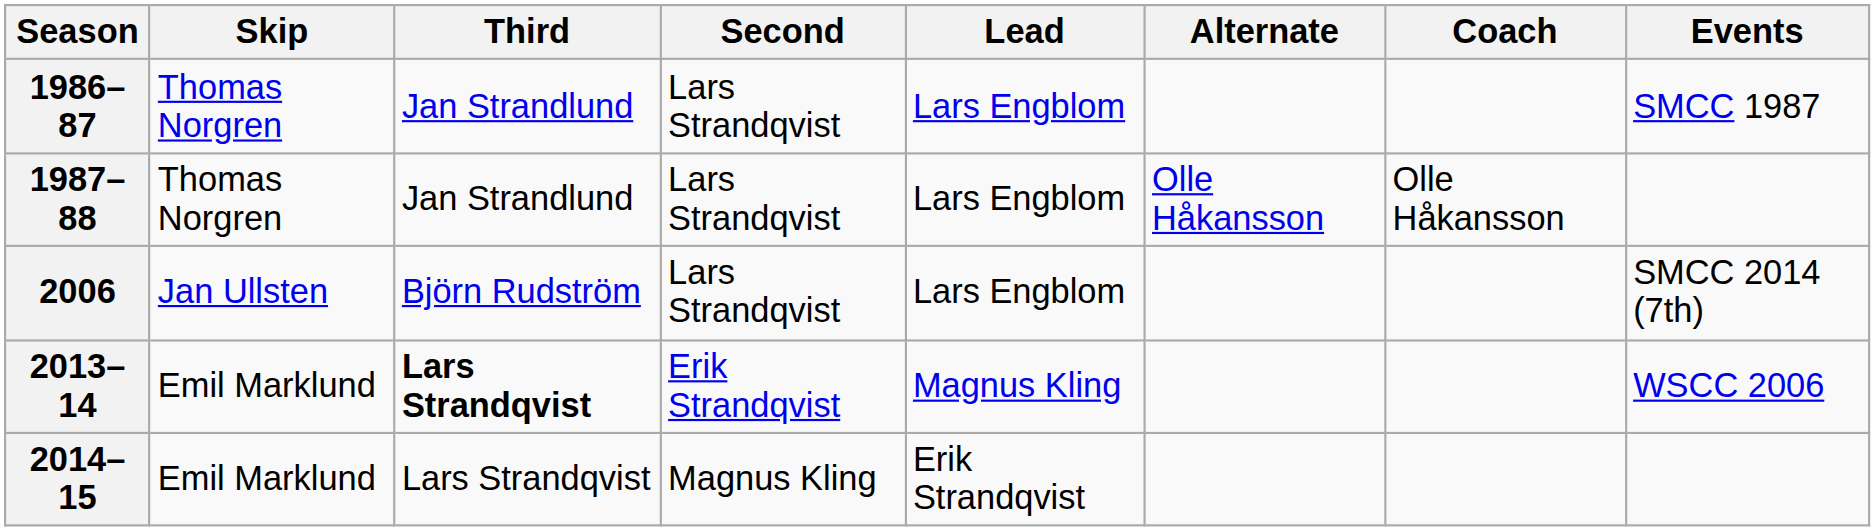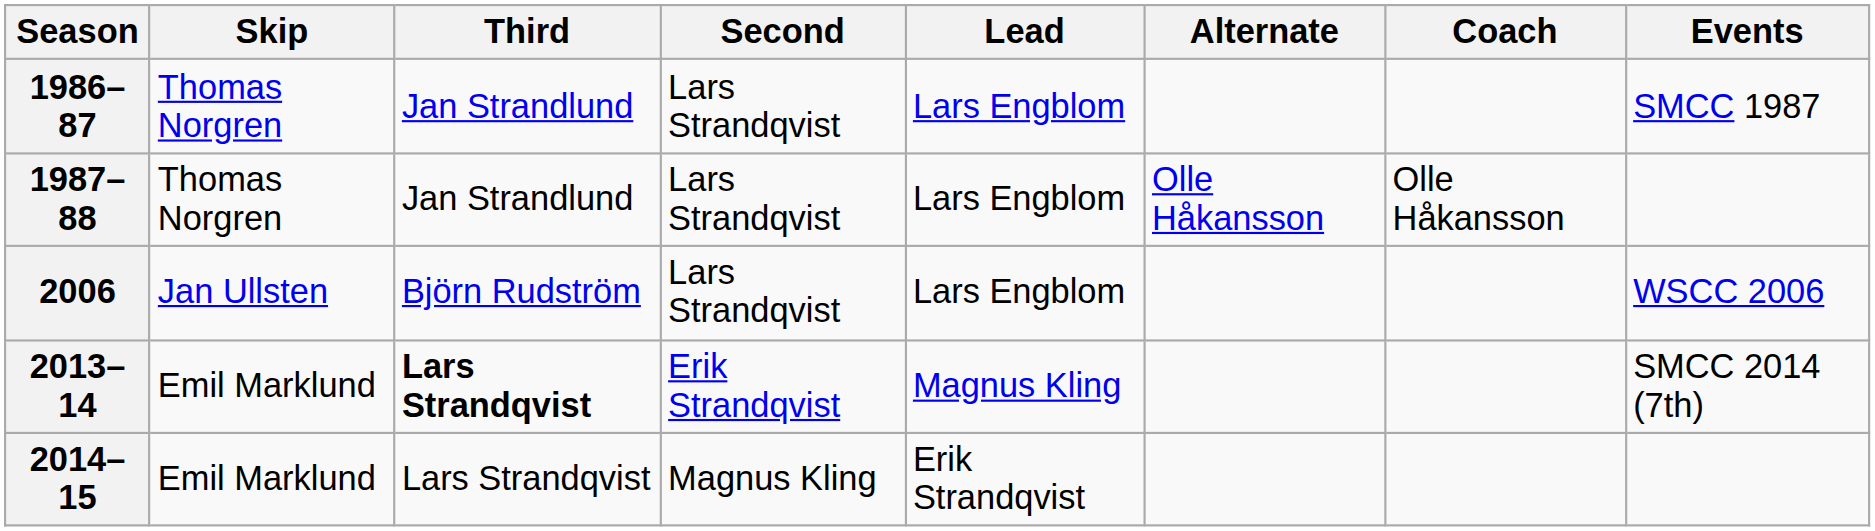(1727, 292) SMCC 2014 (7th) -> (1729, 292) WSCC 2006
(1729, 385) WSCC 2006 -> (1727, 385) SMCC 2014 (7th)
